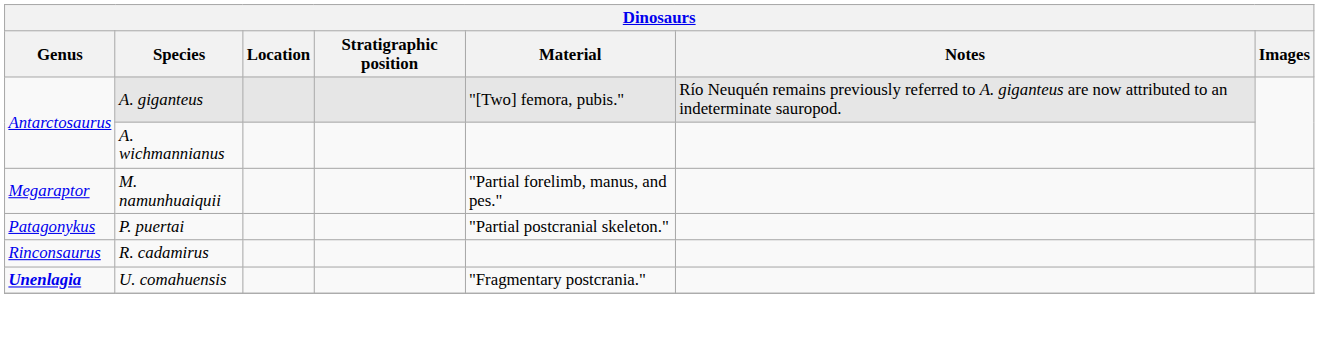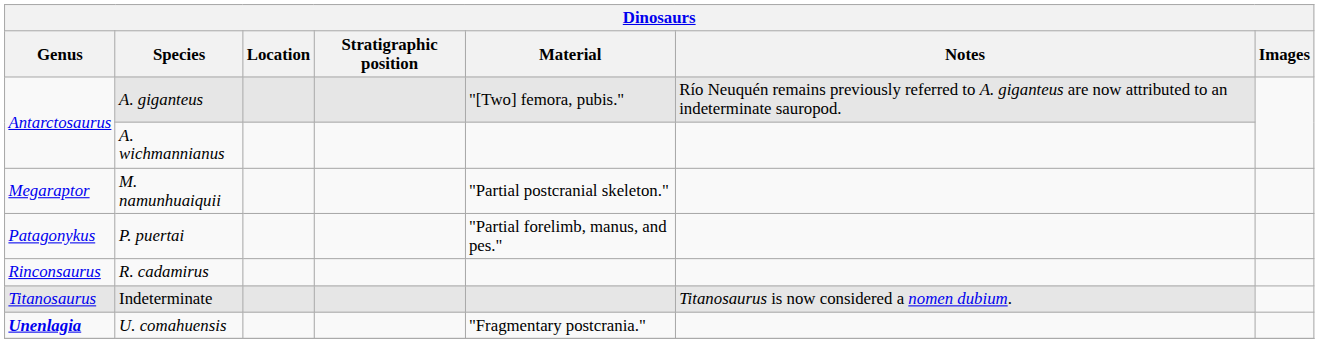(568, 190) "Partial forelimb, manus, and pes." -> (569, 190) "Partial postcranial skeleton."
(569, 226) "Partial postcranial skeleton." -> (568, 236) "Partial forelimb, manus, and pes."
+ row: (166, 298)
